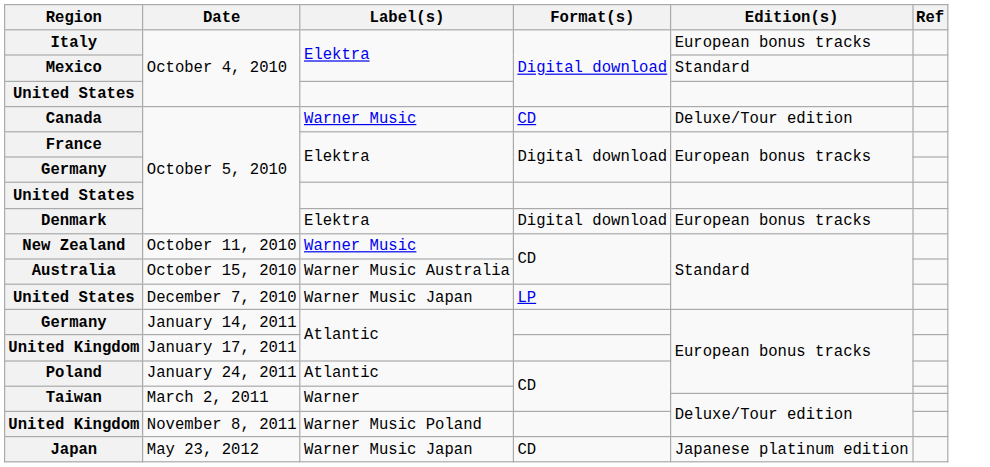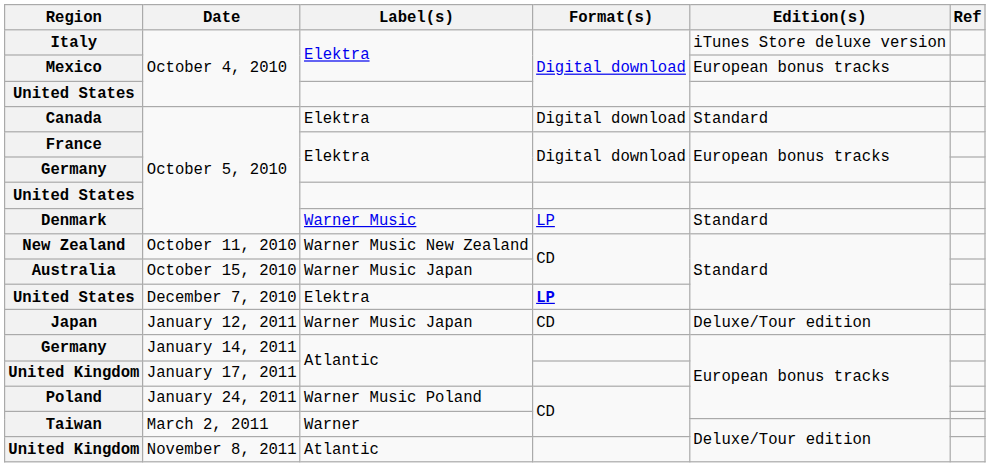(773, 43) European bonus tracks -> (820, 43) iTunes Store deluxe version
(712, 68) Standard -> (792, 68) European bonus tracks
(360, 119) Warner Music -> (337, 119) Elektra
(527, 119) CD -> (611, 119) Digital download
(764, 119) Deluxe/Tour edition -> (731, 119) Standard
(337, 221) Elektra -> (360, 221) Warner Music
(592, 221) Digital download -> (545, 221) LP
(773, 221) European bonus tracks -> (731, 221) Standard
(360, 246) Warner Music -> (416, 246) Warner Music New Zealand
(407, 272) Warner Music Australia -> (388, 272) Warner Music Japan
(388, 297) Warner Music Japan -> (337, 297) Elektra
(527, 297) normal -> (545, 297) bold
+ row: (74, 322)
(341, 373) Atlantic -> (393, 399) Warner Music Poland
(393, 424) Warner Music Poland -> (341, 450) Atlantic
- row: (74, 450)
